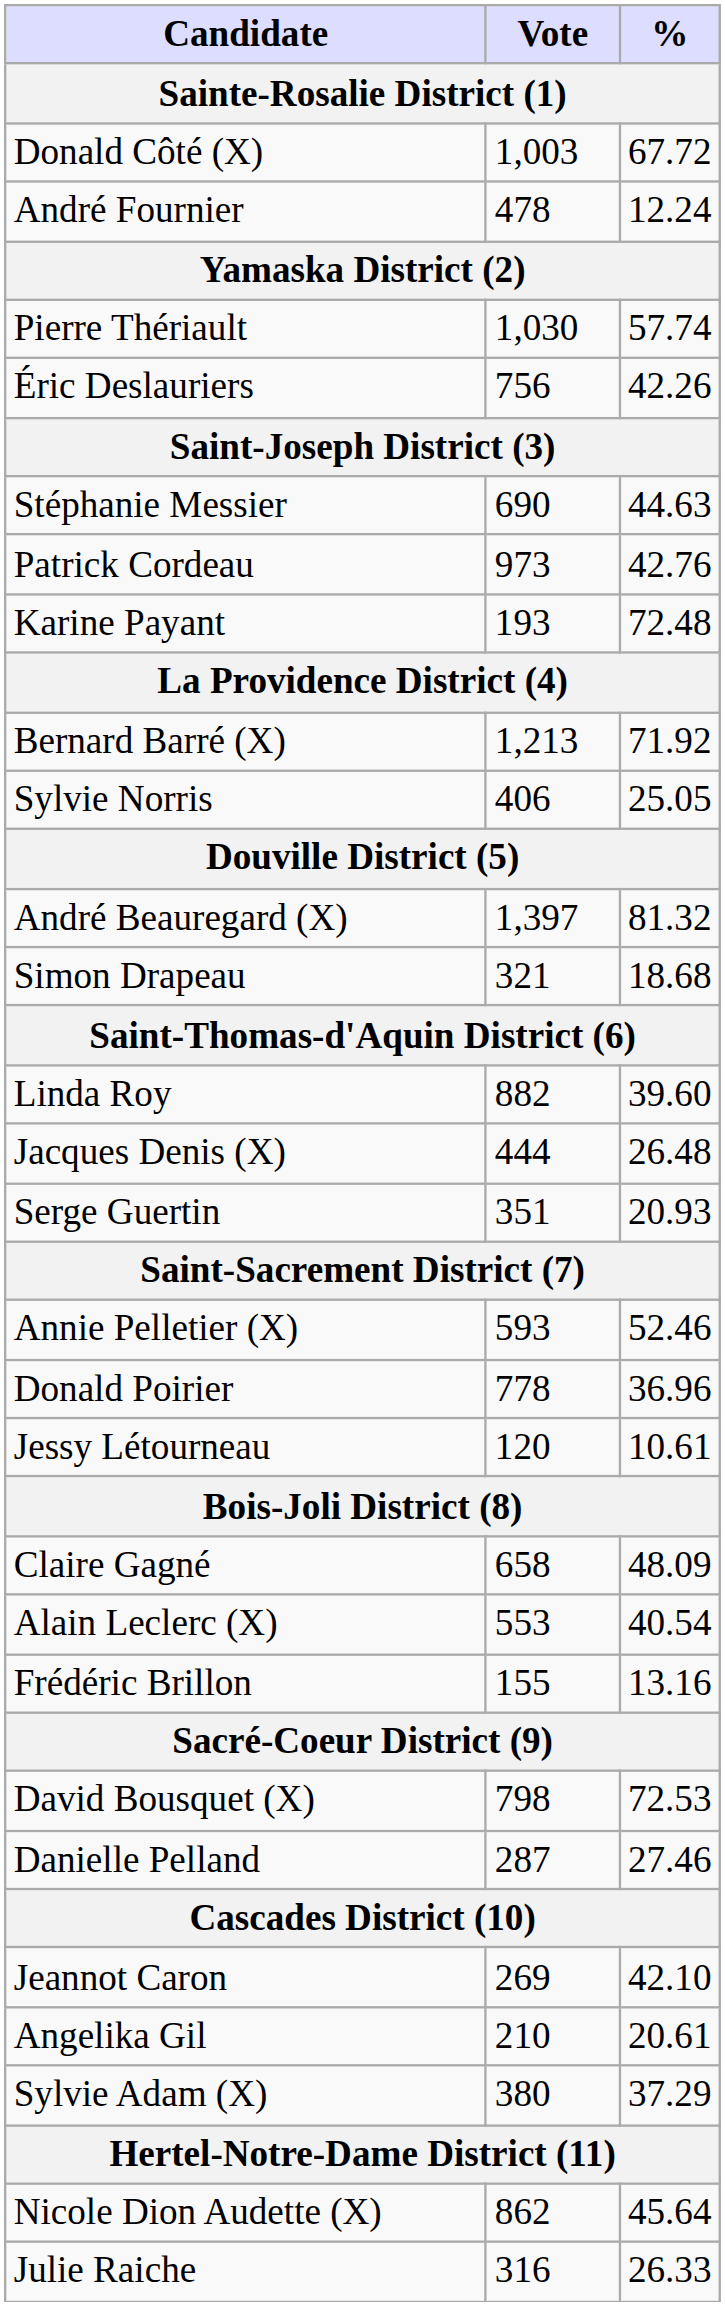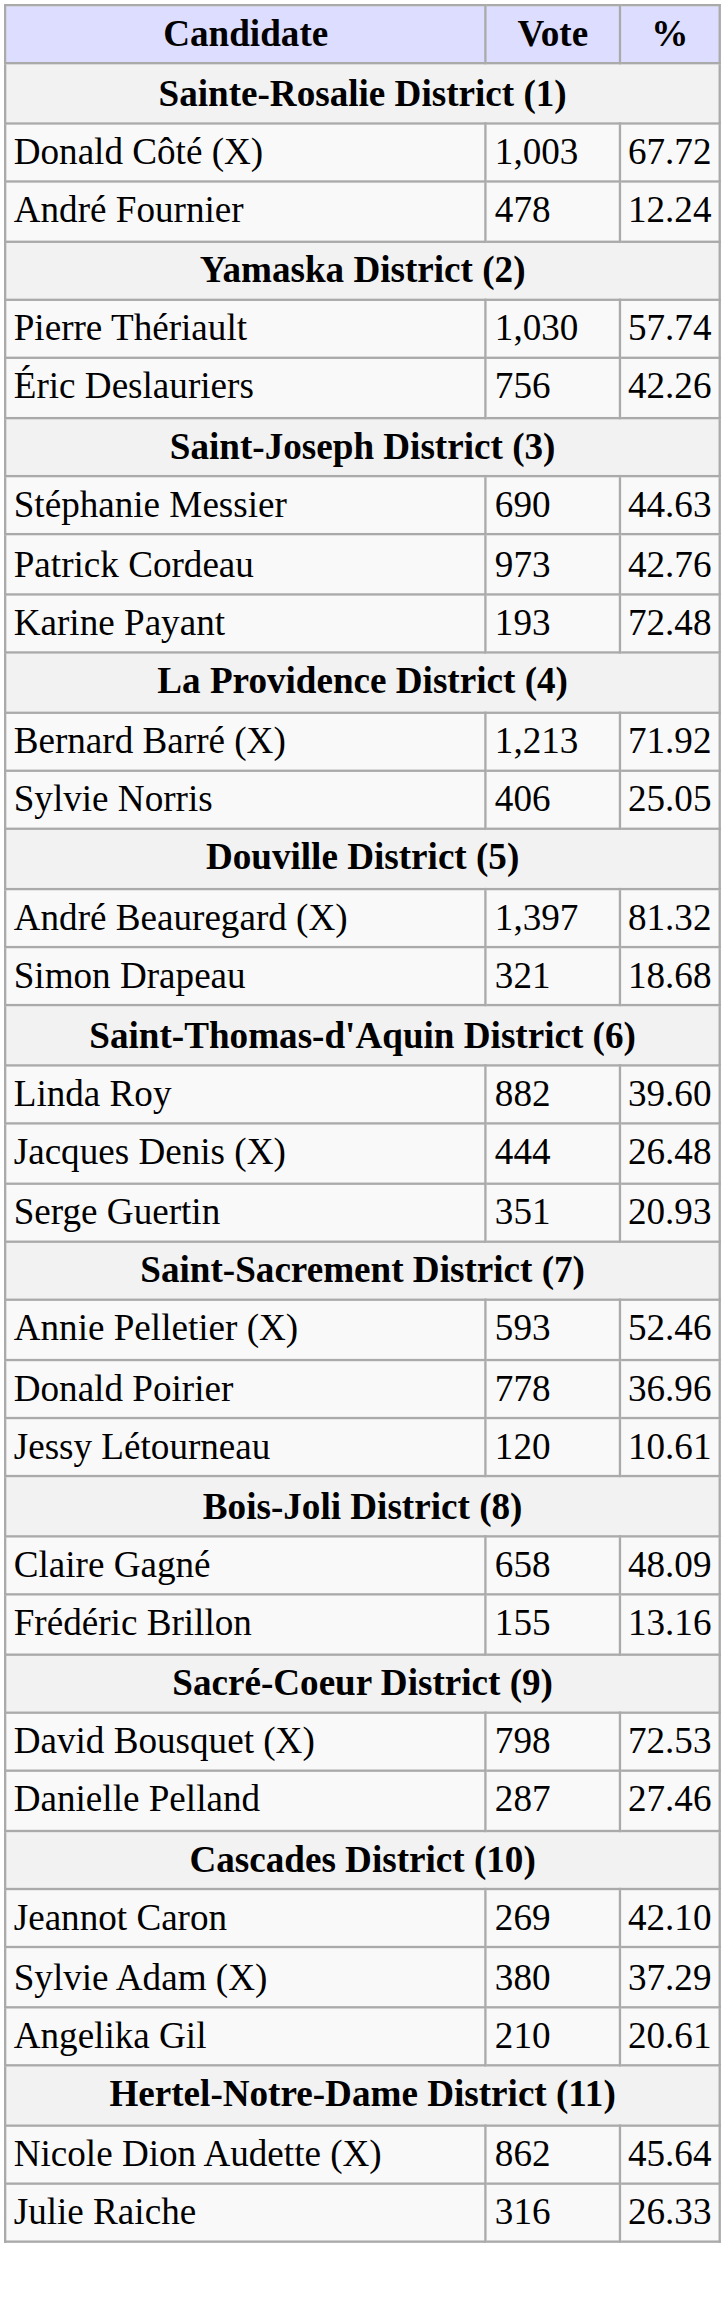- row: (146, 1623)
rows swapped: (141, 2094) <-> (110, 2035)
